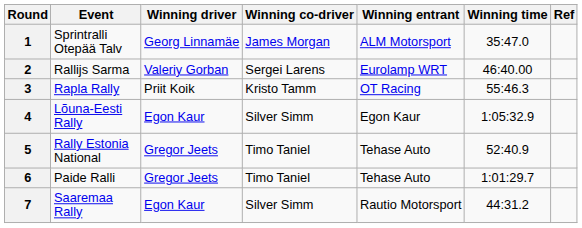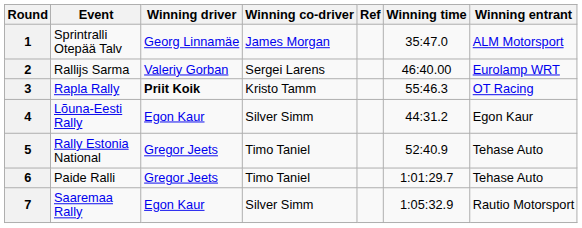columns swapped: (411, 14) <-> (564, 14)
(169, 89) normal -> (172, 89) bold
(508, 116) 1:05:32.9 -> (427, 116) 44:31.2
(508, 205) 44:31.2 -> (427, 205) 1:05:32.9
